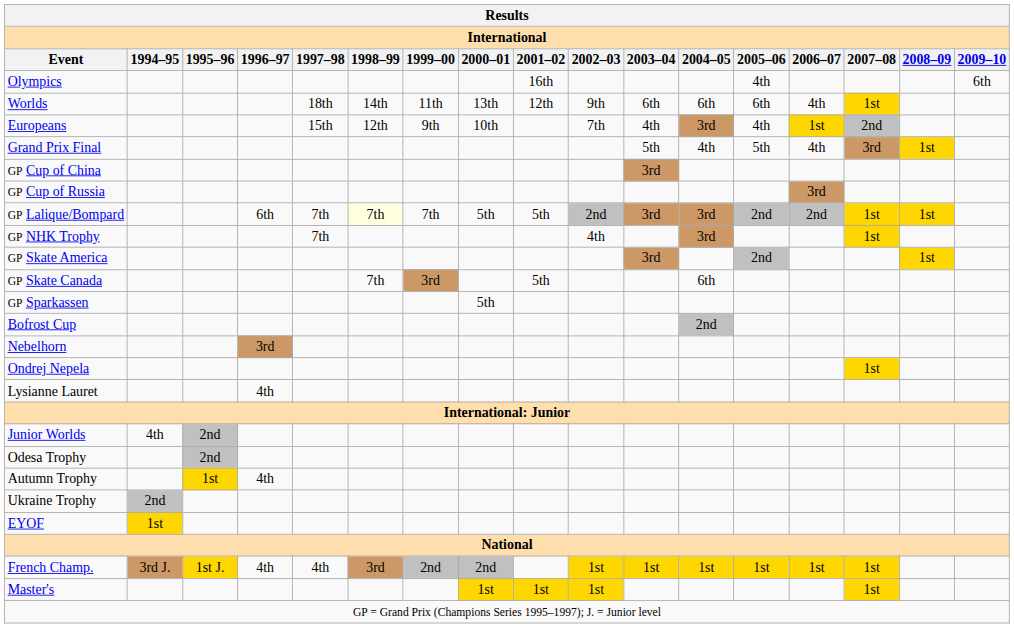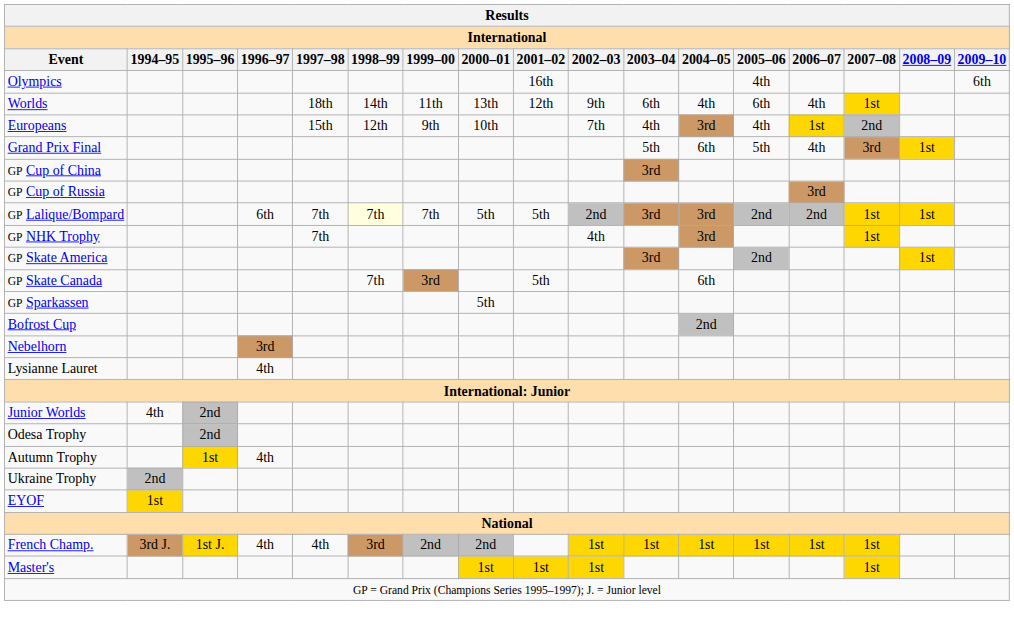(706, 103) 6th -> (706, 103) 4th
(706, 147) 4th -> (706, 147) 6th
- row: (48, 368)
